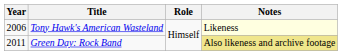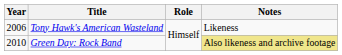(221, 27) lightyellow background -> (221, 27) no background
(16, 43) 2011 -> (16, 43) 2010
